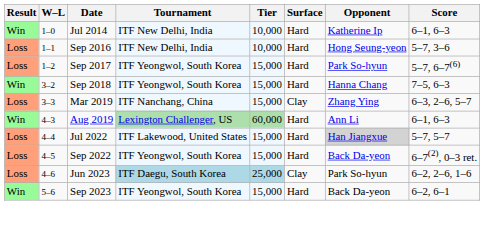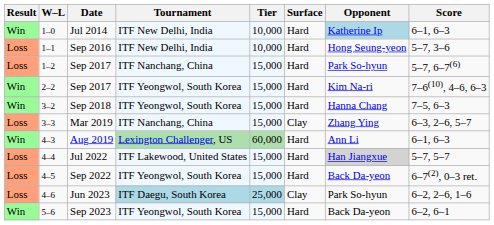(355, 30) no background -> (355, 30) lightblue background
(180, 66) ITF Yeongwol, South Korea -> (166, 66) ITF Nanchang, China
+ row: (48, 87)
